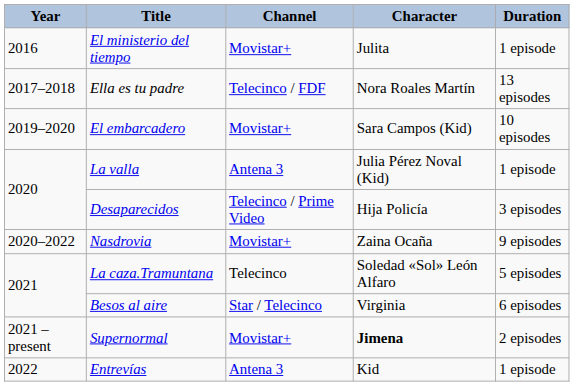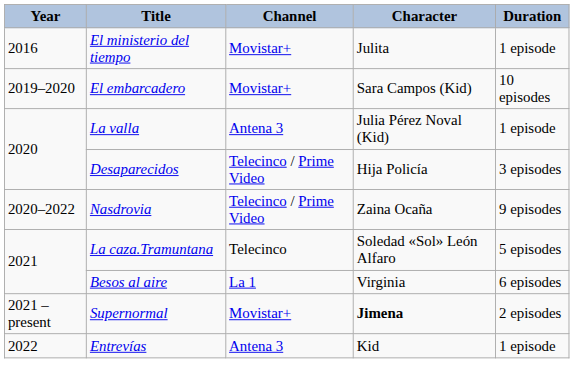- row: (137, 88)
(260, 241) Movistar+ -> (281, 209) Telecinco / Prime Video
(276, 305) Star / Telecinco -> (243, 281) La 1
